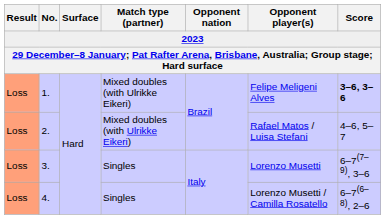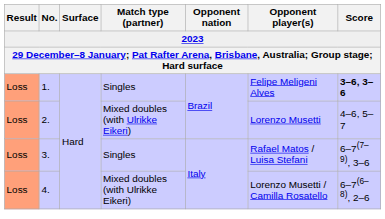(135, 93) Mixed doubles (with Ulrikke Eikeri) -> (119, 87) Singles
(282, 131) Rafael Matos / Luisa Stefani -> (286, 119) Lorenzo Musetti
(286, 166) Lorenzo Musetti -> (282, 155) Rafael Matos / Luisa Stefani
(119, 198) Singles -> (135, 190) Mixed doubles (with Ulrikke Eikeri)
